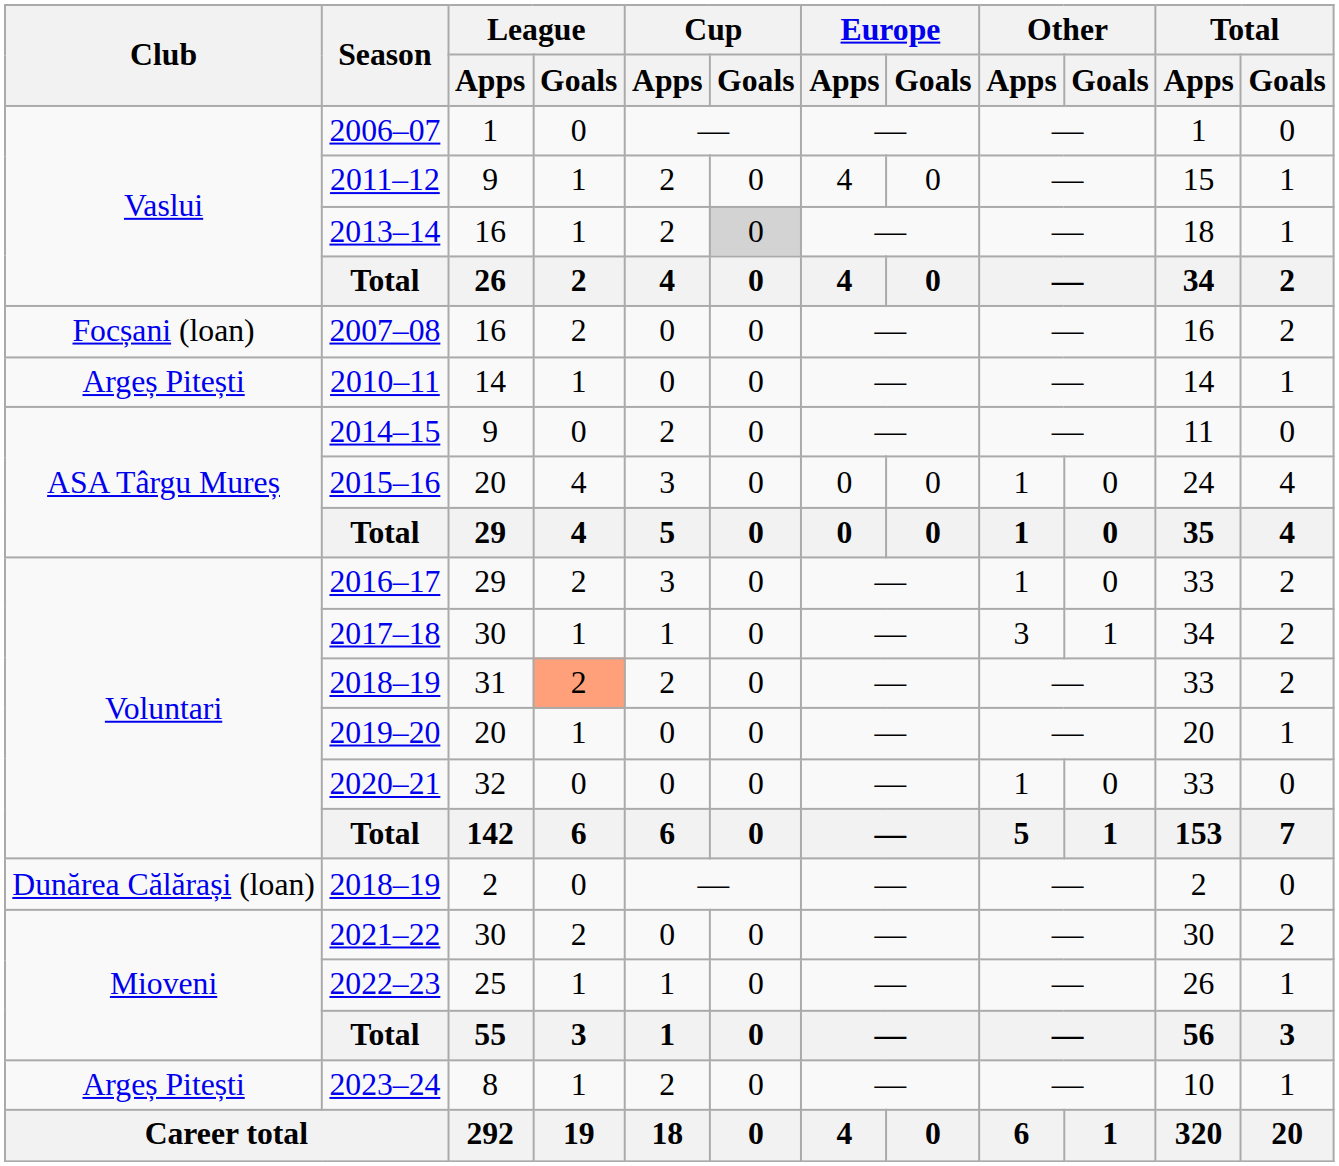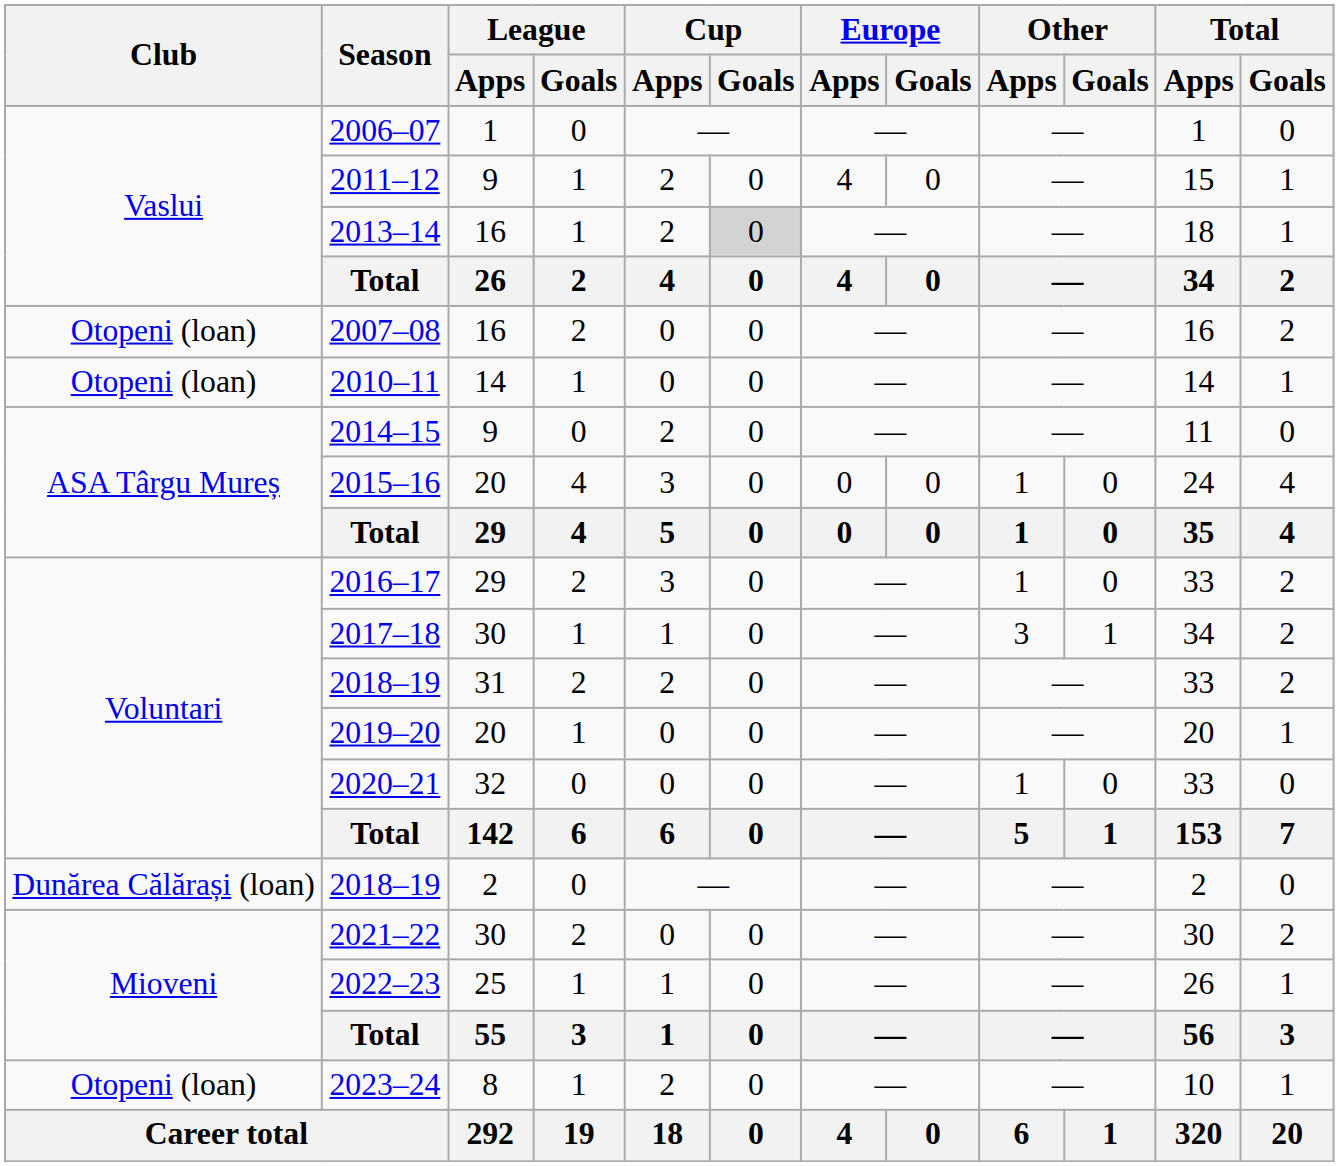(164, 331) Focșani (loan) -> (164, 331) Otopeni (loan)
(164, 381) Argeș Pitești -> (164, 381) Otopeni (loan)
(579, 682) lightsalmon background -> (579, 682) no background
(164, 1084) Argeș Pitești -> (164, 1084) Otopeni (loan)
